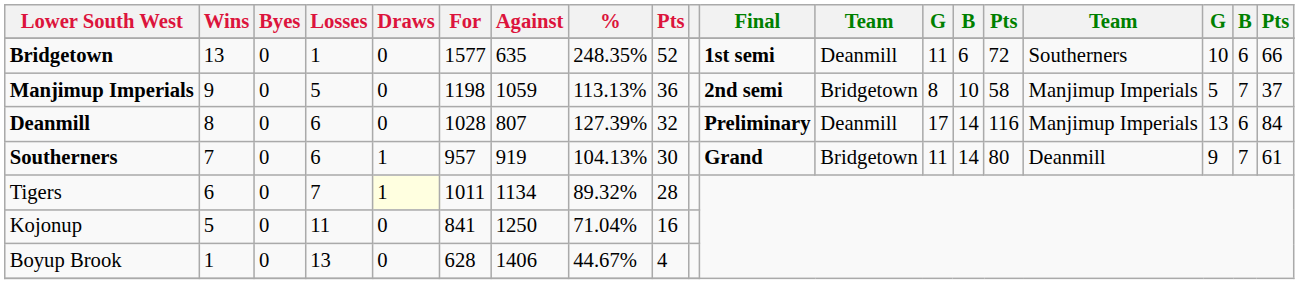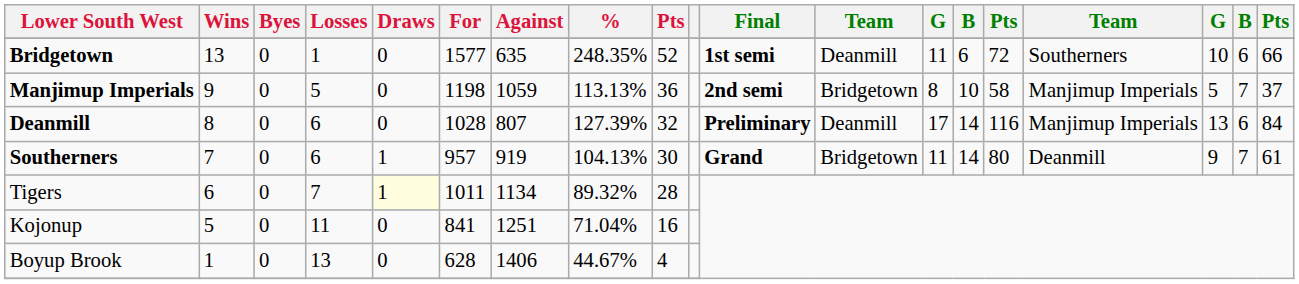(516, 225) 1250 -> (516, 225) 1251
